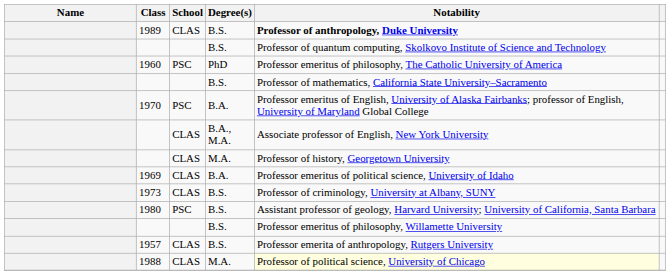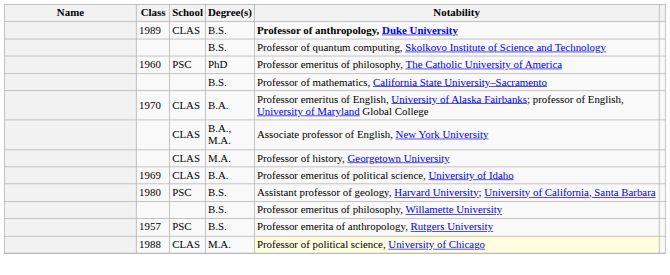(182, 105) PSC -> (186, 105) CLAS
- row: (150, 192)
(186, 244) CLAS -> (182, 227) PSC
